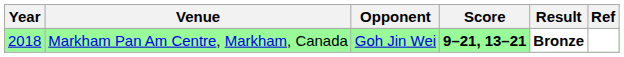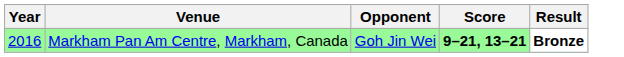- column: (603, 17)
(25, 40) 2018 -> (25, 40) 2016
